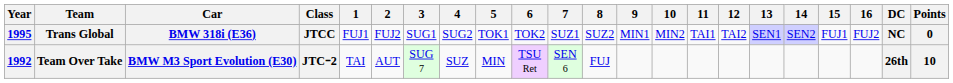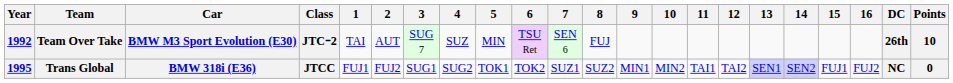rows swapped: (80, 61) <-> (80, 34)
